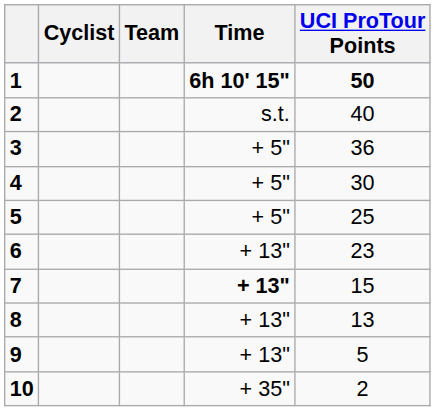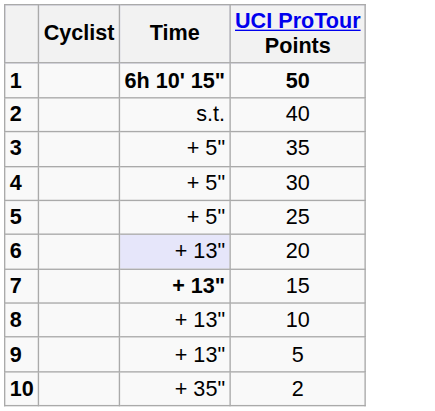- column: (152, 33)
(363, 148) 36 -> (298, 148) 35
(265, 251) no background -> (200, 251) lavender background
(363, 251) 23 -> (298, 251) 20
(363, 319) 13 -> (298, 319) 10
